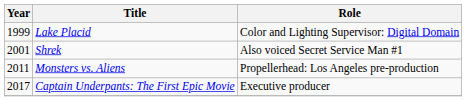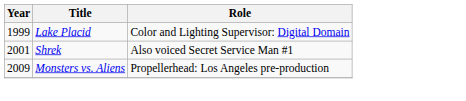(18, 68) 2011 -> (19, 68) 2009
- row: (135, 86)
